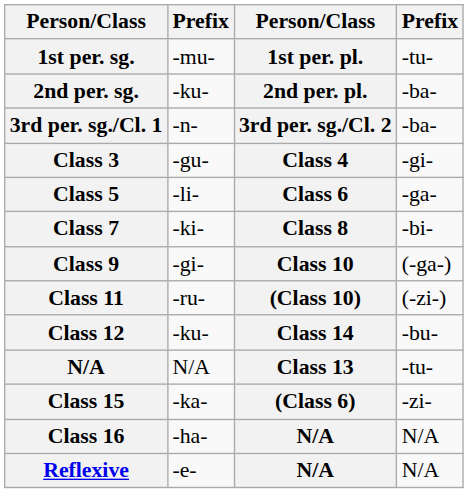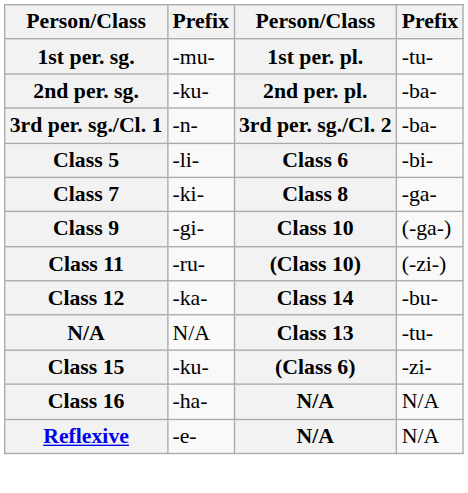- row: (86, 159)
(419, 194) -ga- -> (417, 159) -bi-
(417, 228) -bi- -> (419, 194) -ga-
(191, 332) -ku- -> (190, 297) -ka-
(190, 401) -ka- -> (191, 366) -ku-
